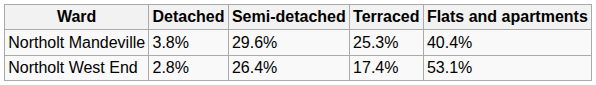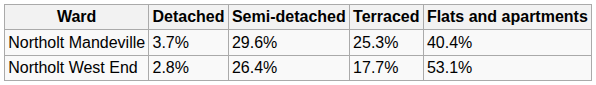(171, 42) 3.8% -> (171, 42) 3.7%
(376, 67) 17.4% -> (376, 67) 17.7%
